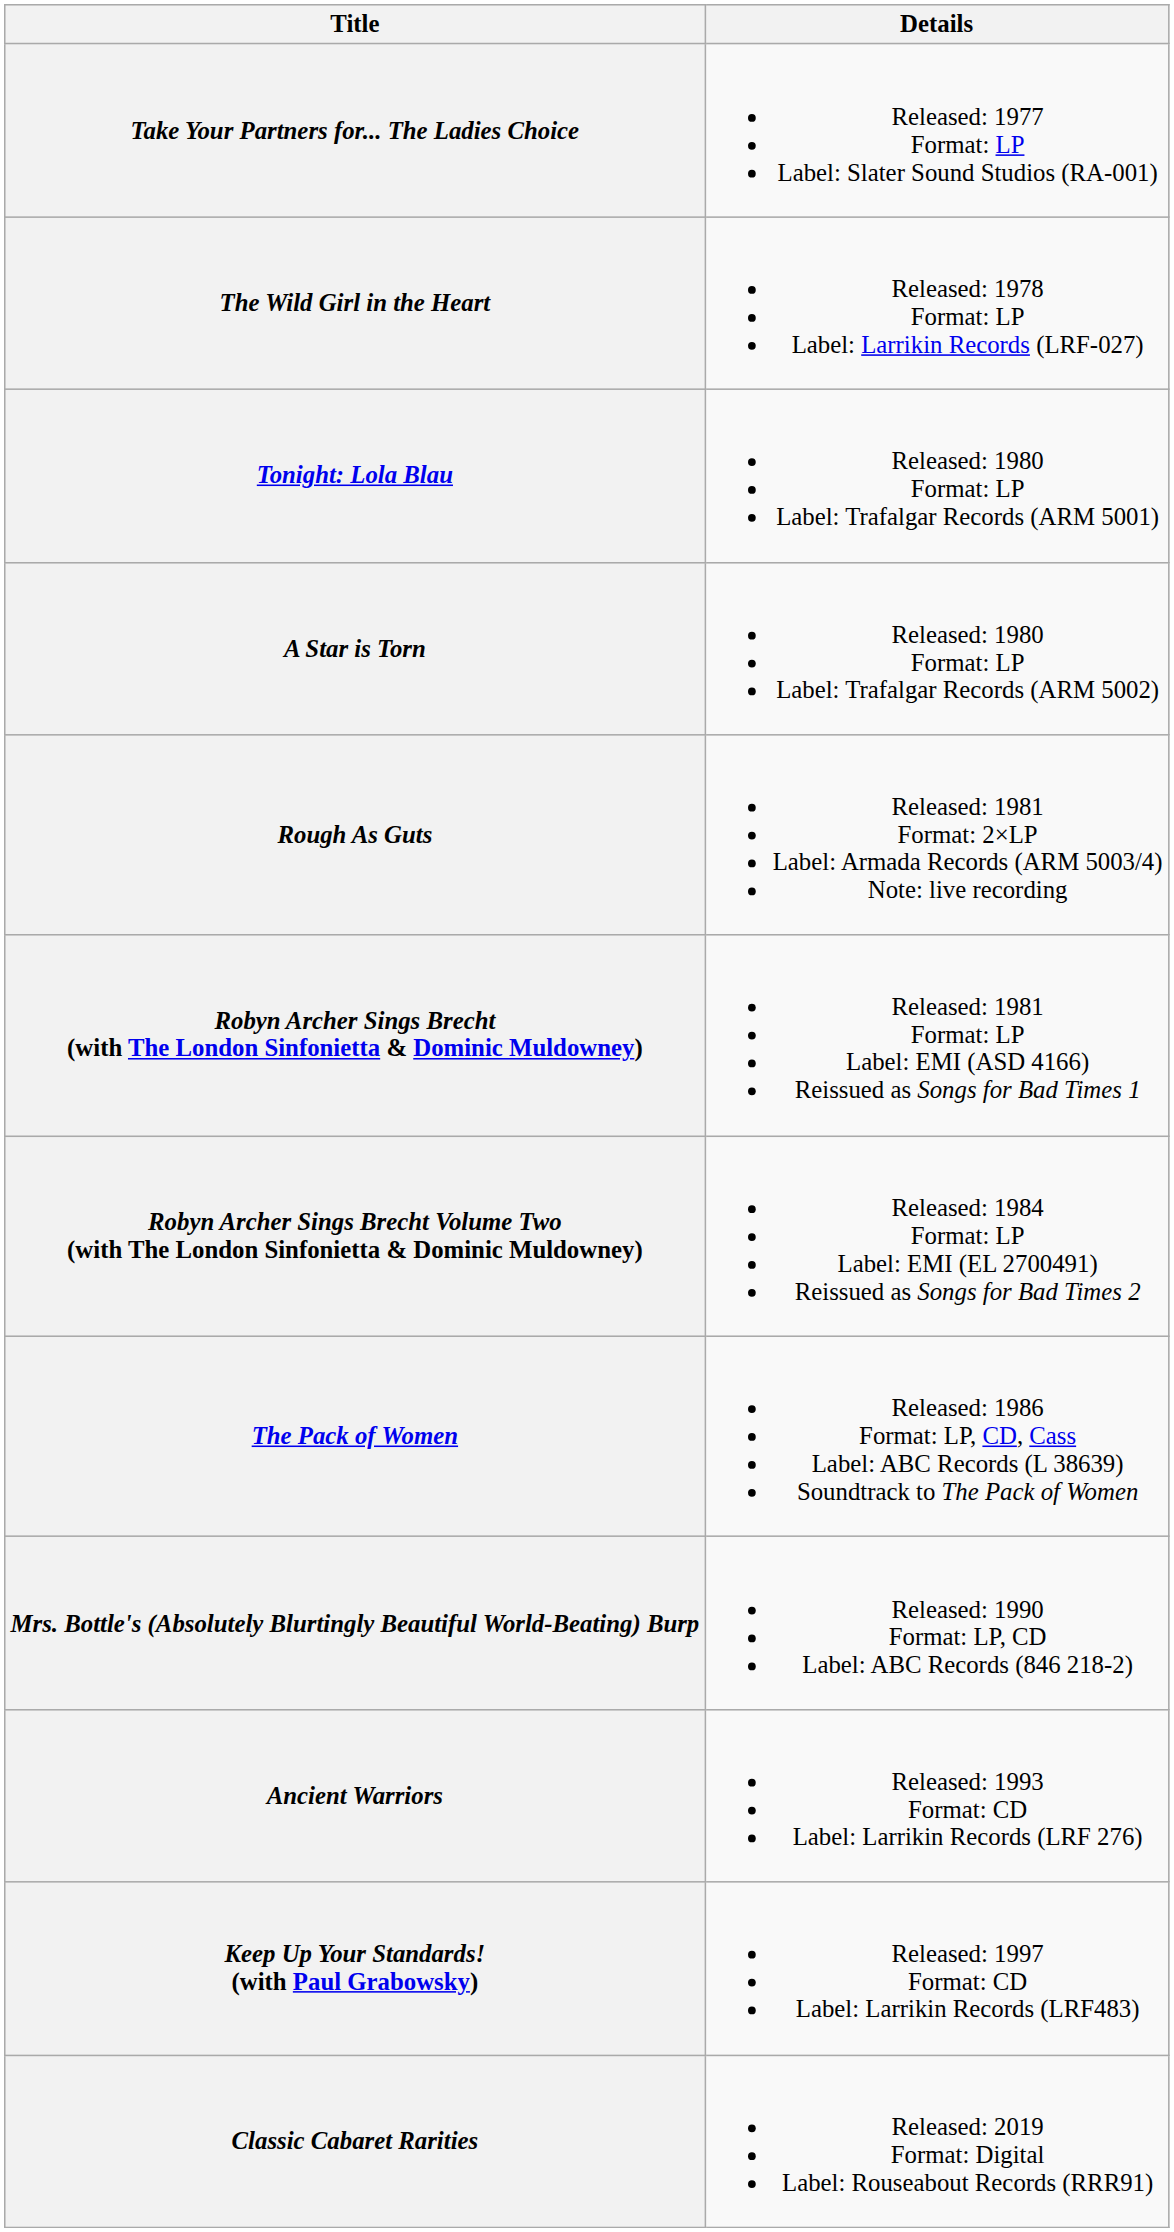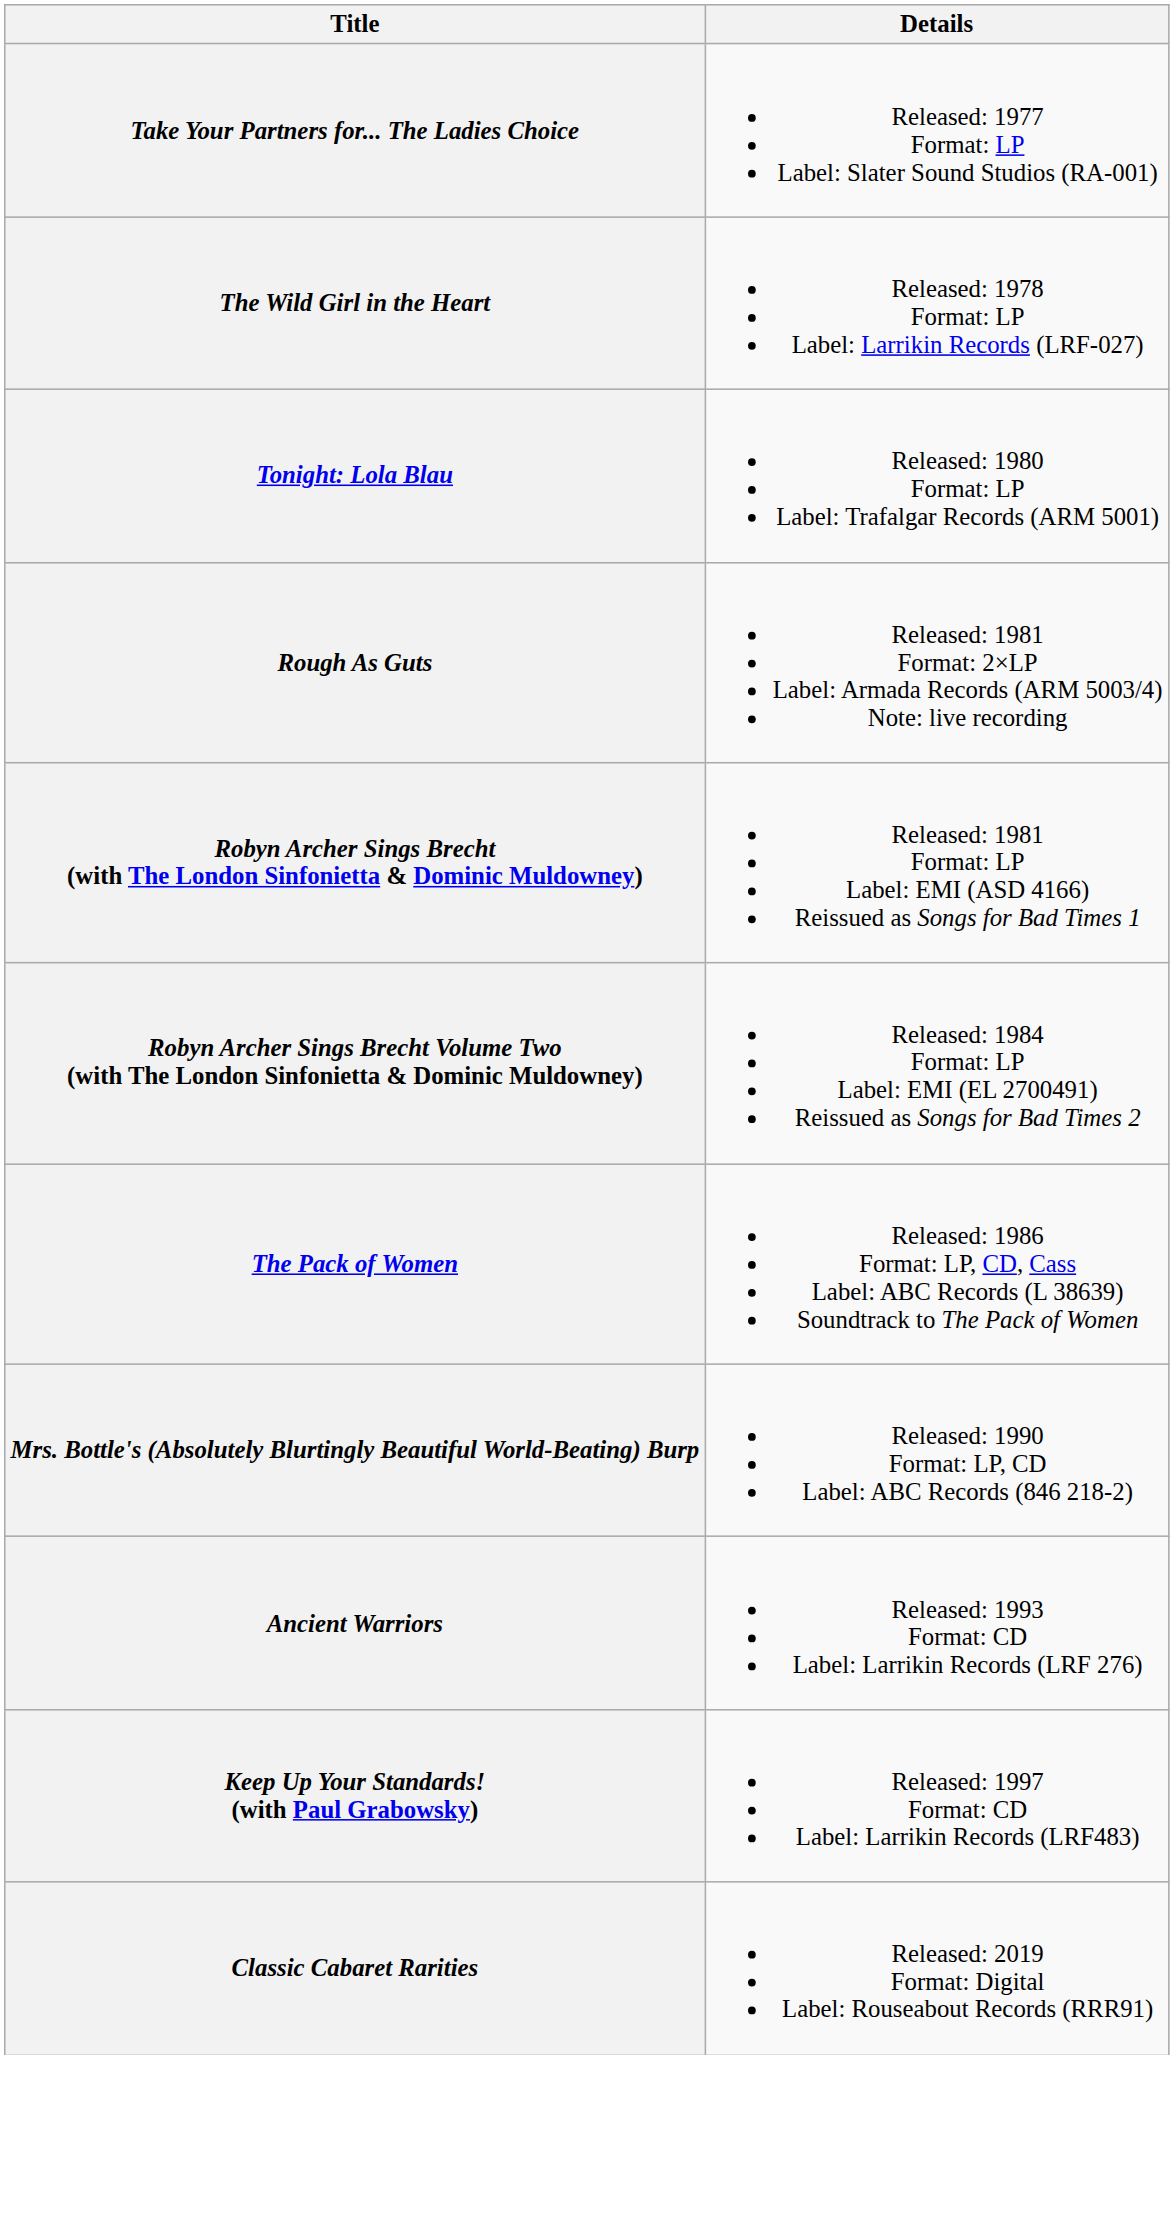- row: (355, 648)
